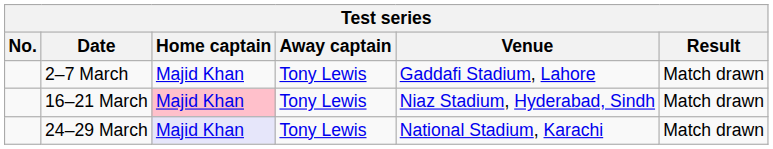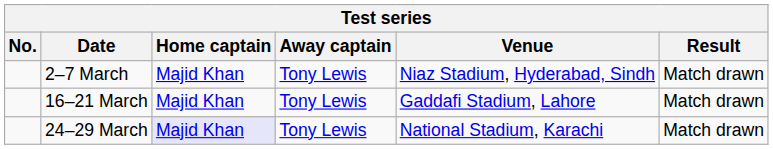(498, 74) Gaddafi Stadium, Lahore -> (527, 74) Niaz Stadium, Hyderabad, Sindh
(200, 102) pink background -> (200, 102) no background
(527, 102) Niaz Stadium, Hyderabad, Sindh -> (498, 102) Gaddafi Stadium, Lahore
